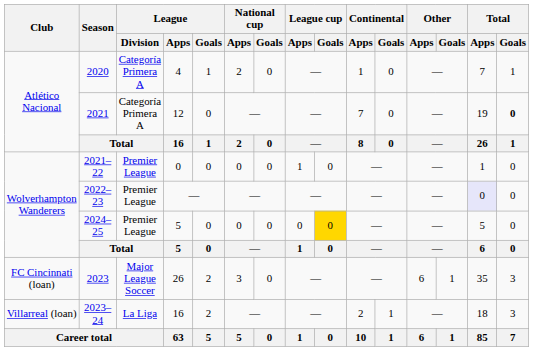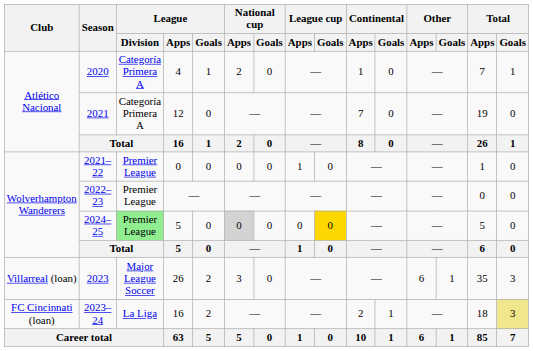(513, 113) bold -> (513, 113) normal
(482, 196) lavender background -> (482, 196) no background
(140, 225) no background -> (140, 225) lightgreen background
(239, 225) no background -> (239, 225) lightgrey background
(42, 278) FC Cincinnati (loan) -> (42, 278) Villarreal (loan)
(42, 314) Villarreal (loan) -> (42, 314) FC Cincinnati (loan)
(513, 314) no background -> (513, 314) khaki background
